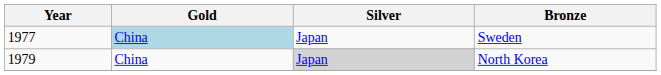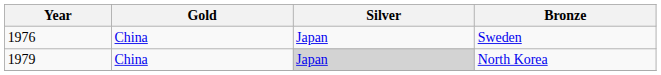(22, 37) 1977 -> (22, 37) 1976
(131, 37) lightblue background -> (131, 37) no background
